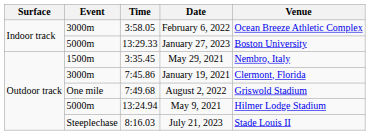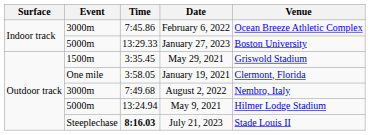(140, 28) 3:58.05 -> (140, 28) 7:45.86
(262, 59) Nembro, Italy -> (271, 59) Griswold Stadium
(80, 75) 3000m -> (85, 75) One mile
(140, 75) 7:45.86 -> (140, 75) 3:58.05
(85, 91) One mile -> (80, 91) 3000m
(271, 91) Griswold Stadium -> (262, 91) Nembro, Italy
(140, 122) normal -> (140, 122) bold
